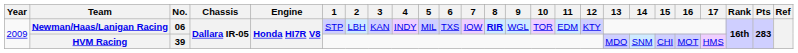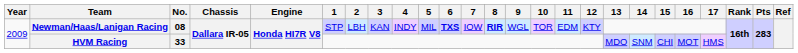(180, 26) 06 -> (180, 26) 08
(450, 26) normal -> (450, 26) bold
(180, 41) 39 -> (180, 41) 33
